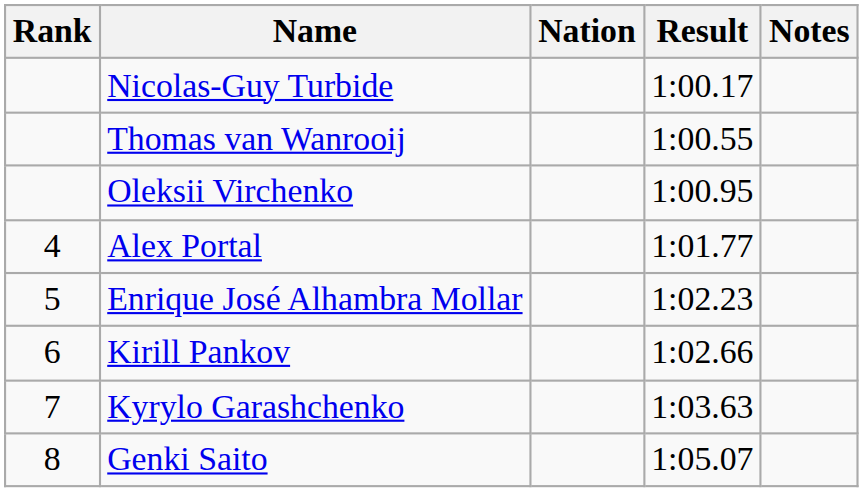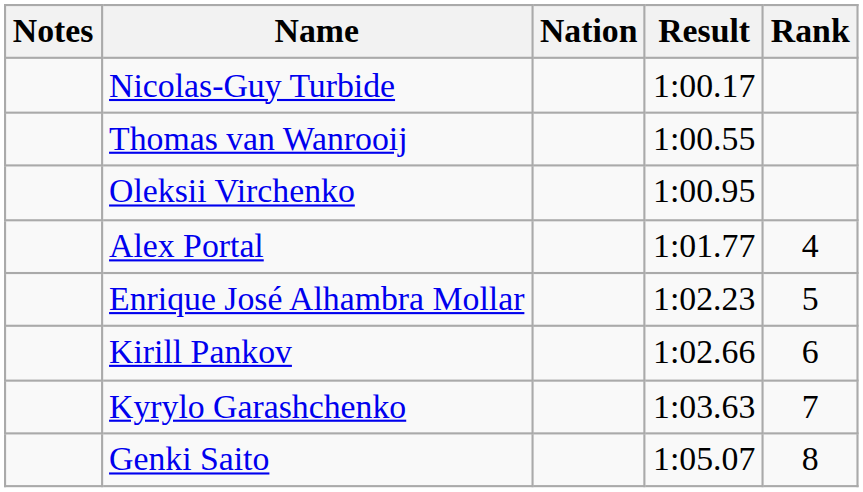columns swapped: (52, 31) <-> (809, 31)
